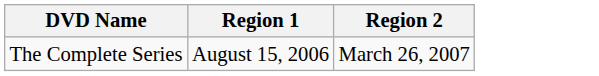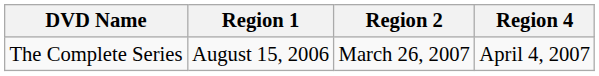+ column: (535, 20)
